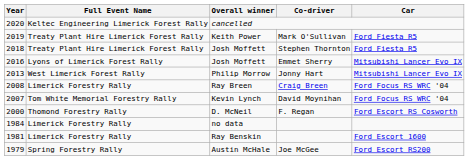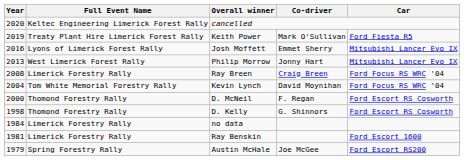- row: (239, 48)
(15, 98) 2007 -> (15, 86) 2004
+ row: (230, 111)
